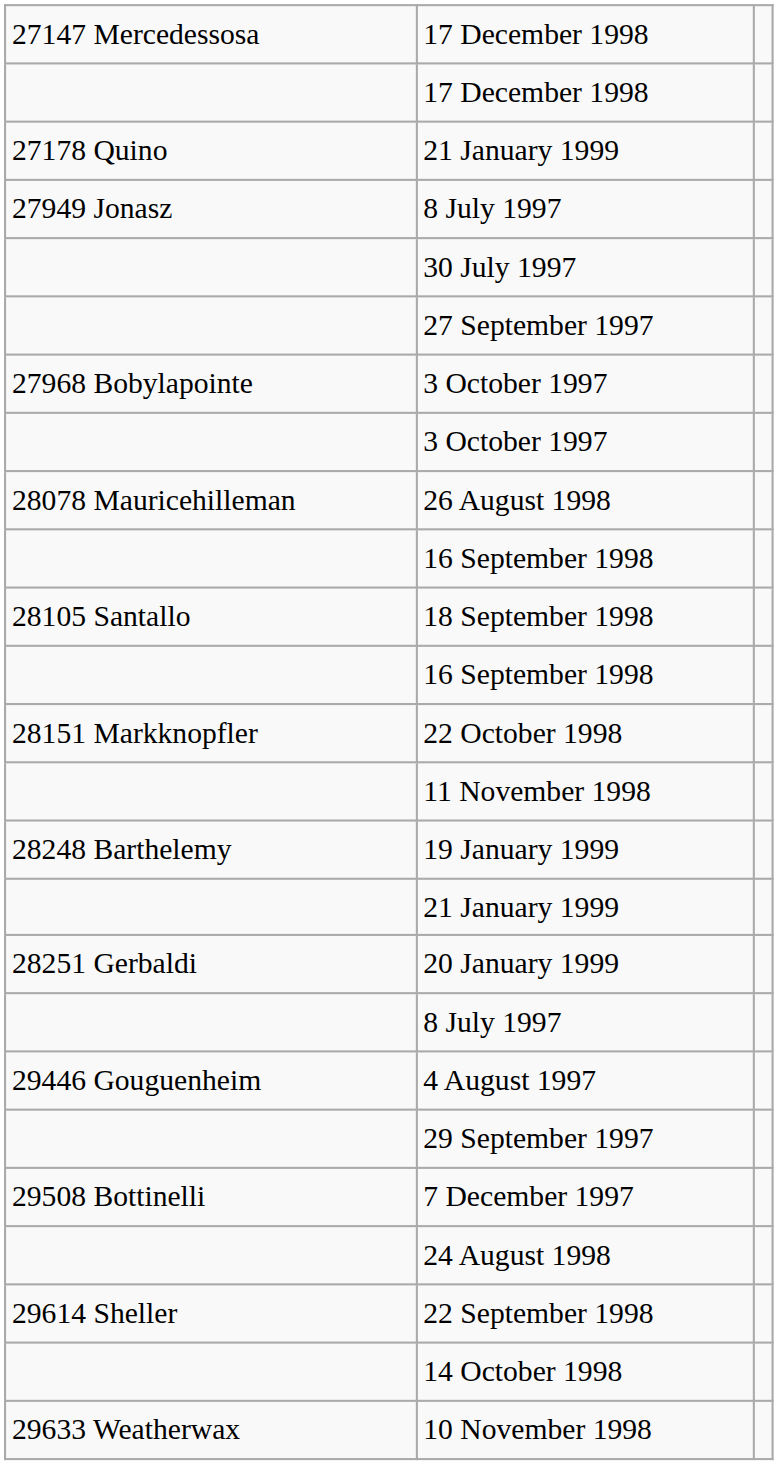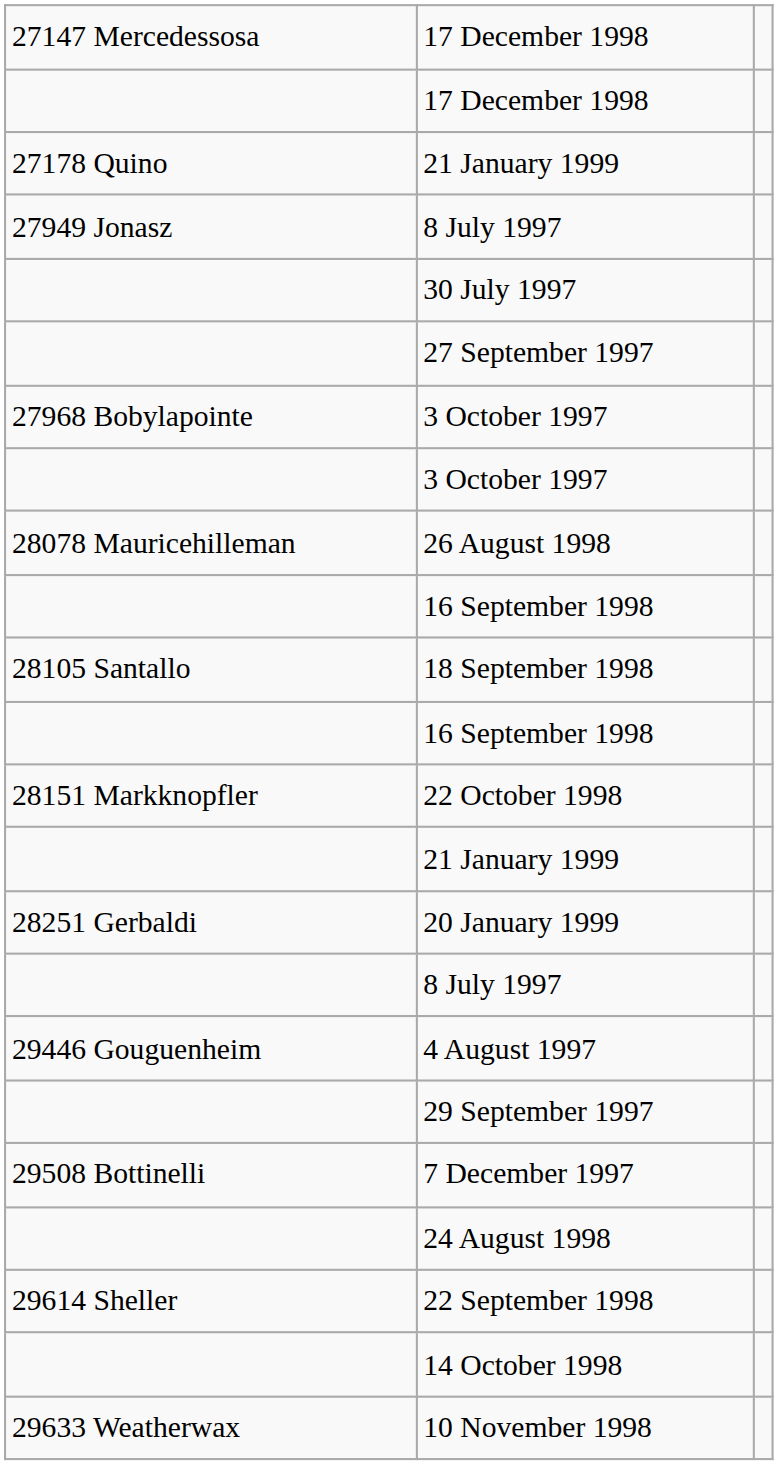- row: (211, 791)
- row: (122, 848)
